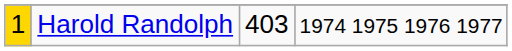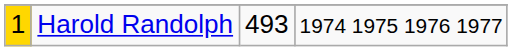(267, 25) 403 -> (267, 25) 493
